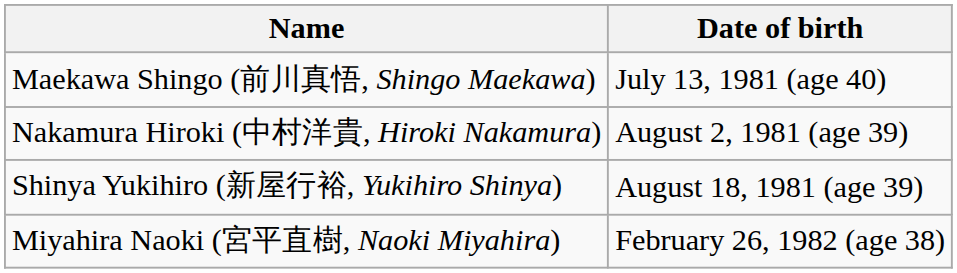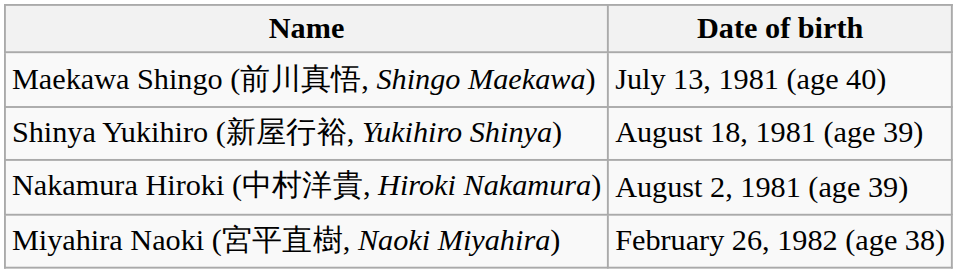rows swapped: (287, 185) <-> (307, 131)
